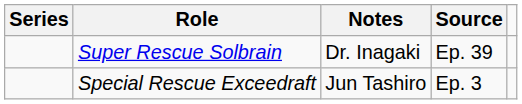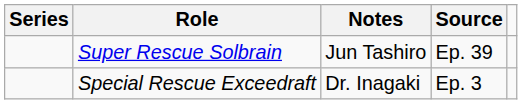(373, 51) Dr. Inagaki -> (376, 51) Jun Tashiro
(376, 83) Jun Tashiro -> (373, 83) Dr. Inagaki
